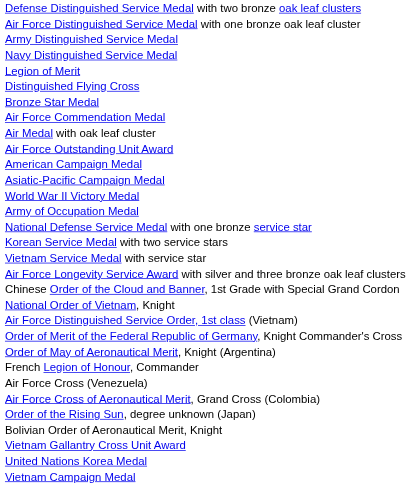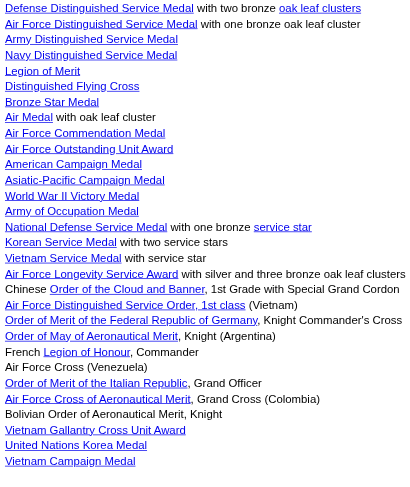rows swapped: (80, 133) <-> (85, 118)
- row: (90, 305)
+ row: (133, 383)
- row: (130, 414)
